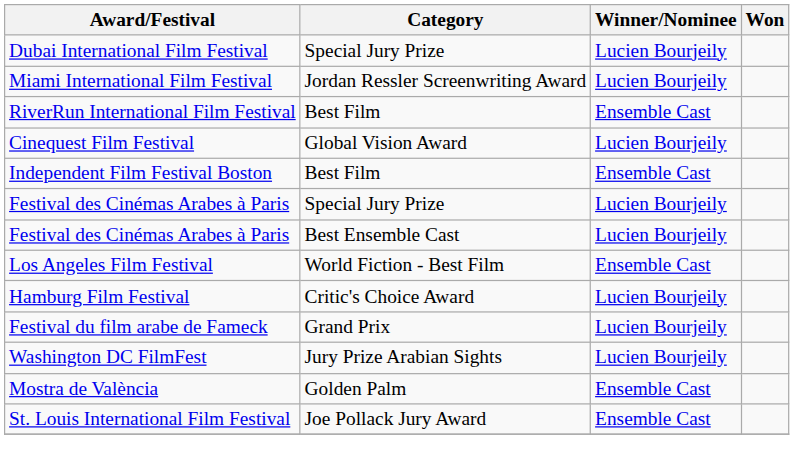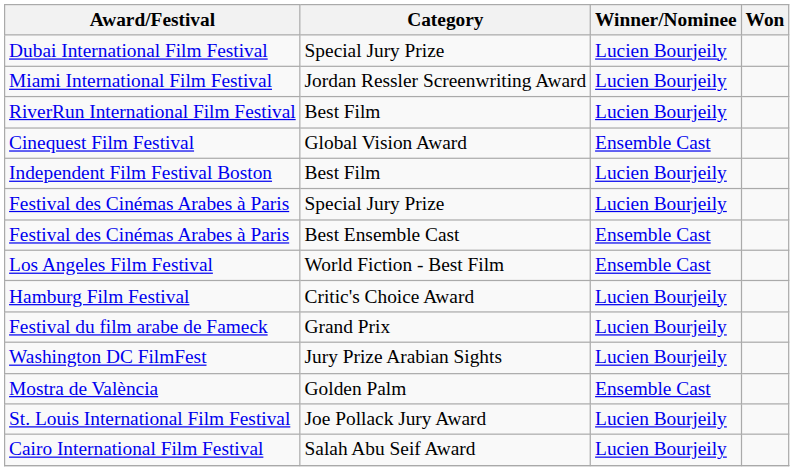(653, 111) Ensemble Cast -> (661, 111) Lucien Bourjeily
(661, 142) Lucien Bourjeily -> (653, 142) Ensemble Cast
(653, 173) Ensemble Cast -> (661, 173) Lucien Bourjeily
(661, 234) Lucien Bourjeily -> (653, 234) Ensemble Cast
(653, 419) Ensemble Cast -> (661, 419) Lucien Bourjeily
+ row: (136, 449)
